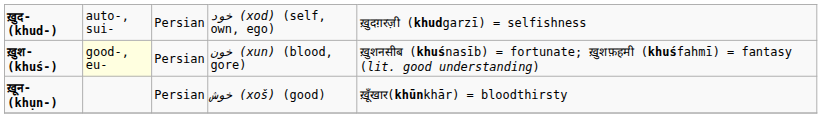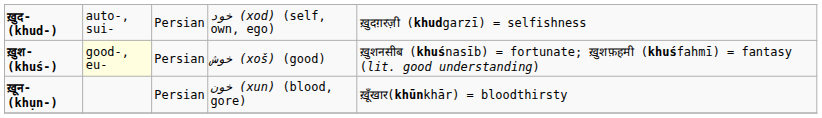(272, 59) خون (xun) (blood, gore) -> (268, 59) خوش (xoš) (good)
(268, 95) خوش (xoš) (good) -> (272, 95) خون (xun) (blood, gore)
